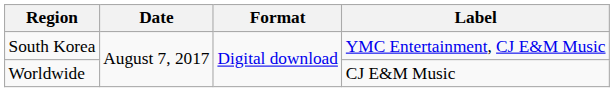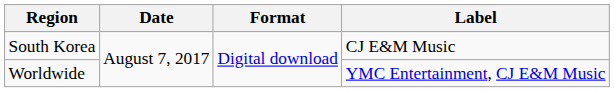(476, 45) YMC Entertainment, CJ E&M Music -> (401, 45) CJ E&M Music
(401, 73) CJ E&M Music -> (476, 73) YMC Entertainment, CJ E&M Music
